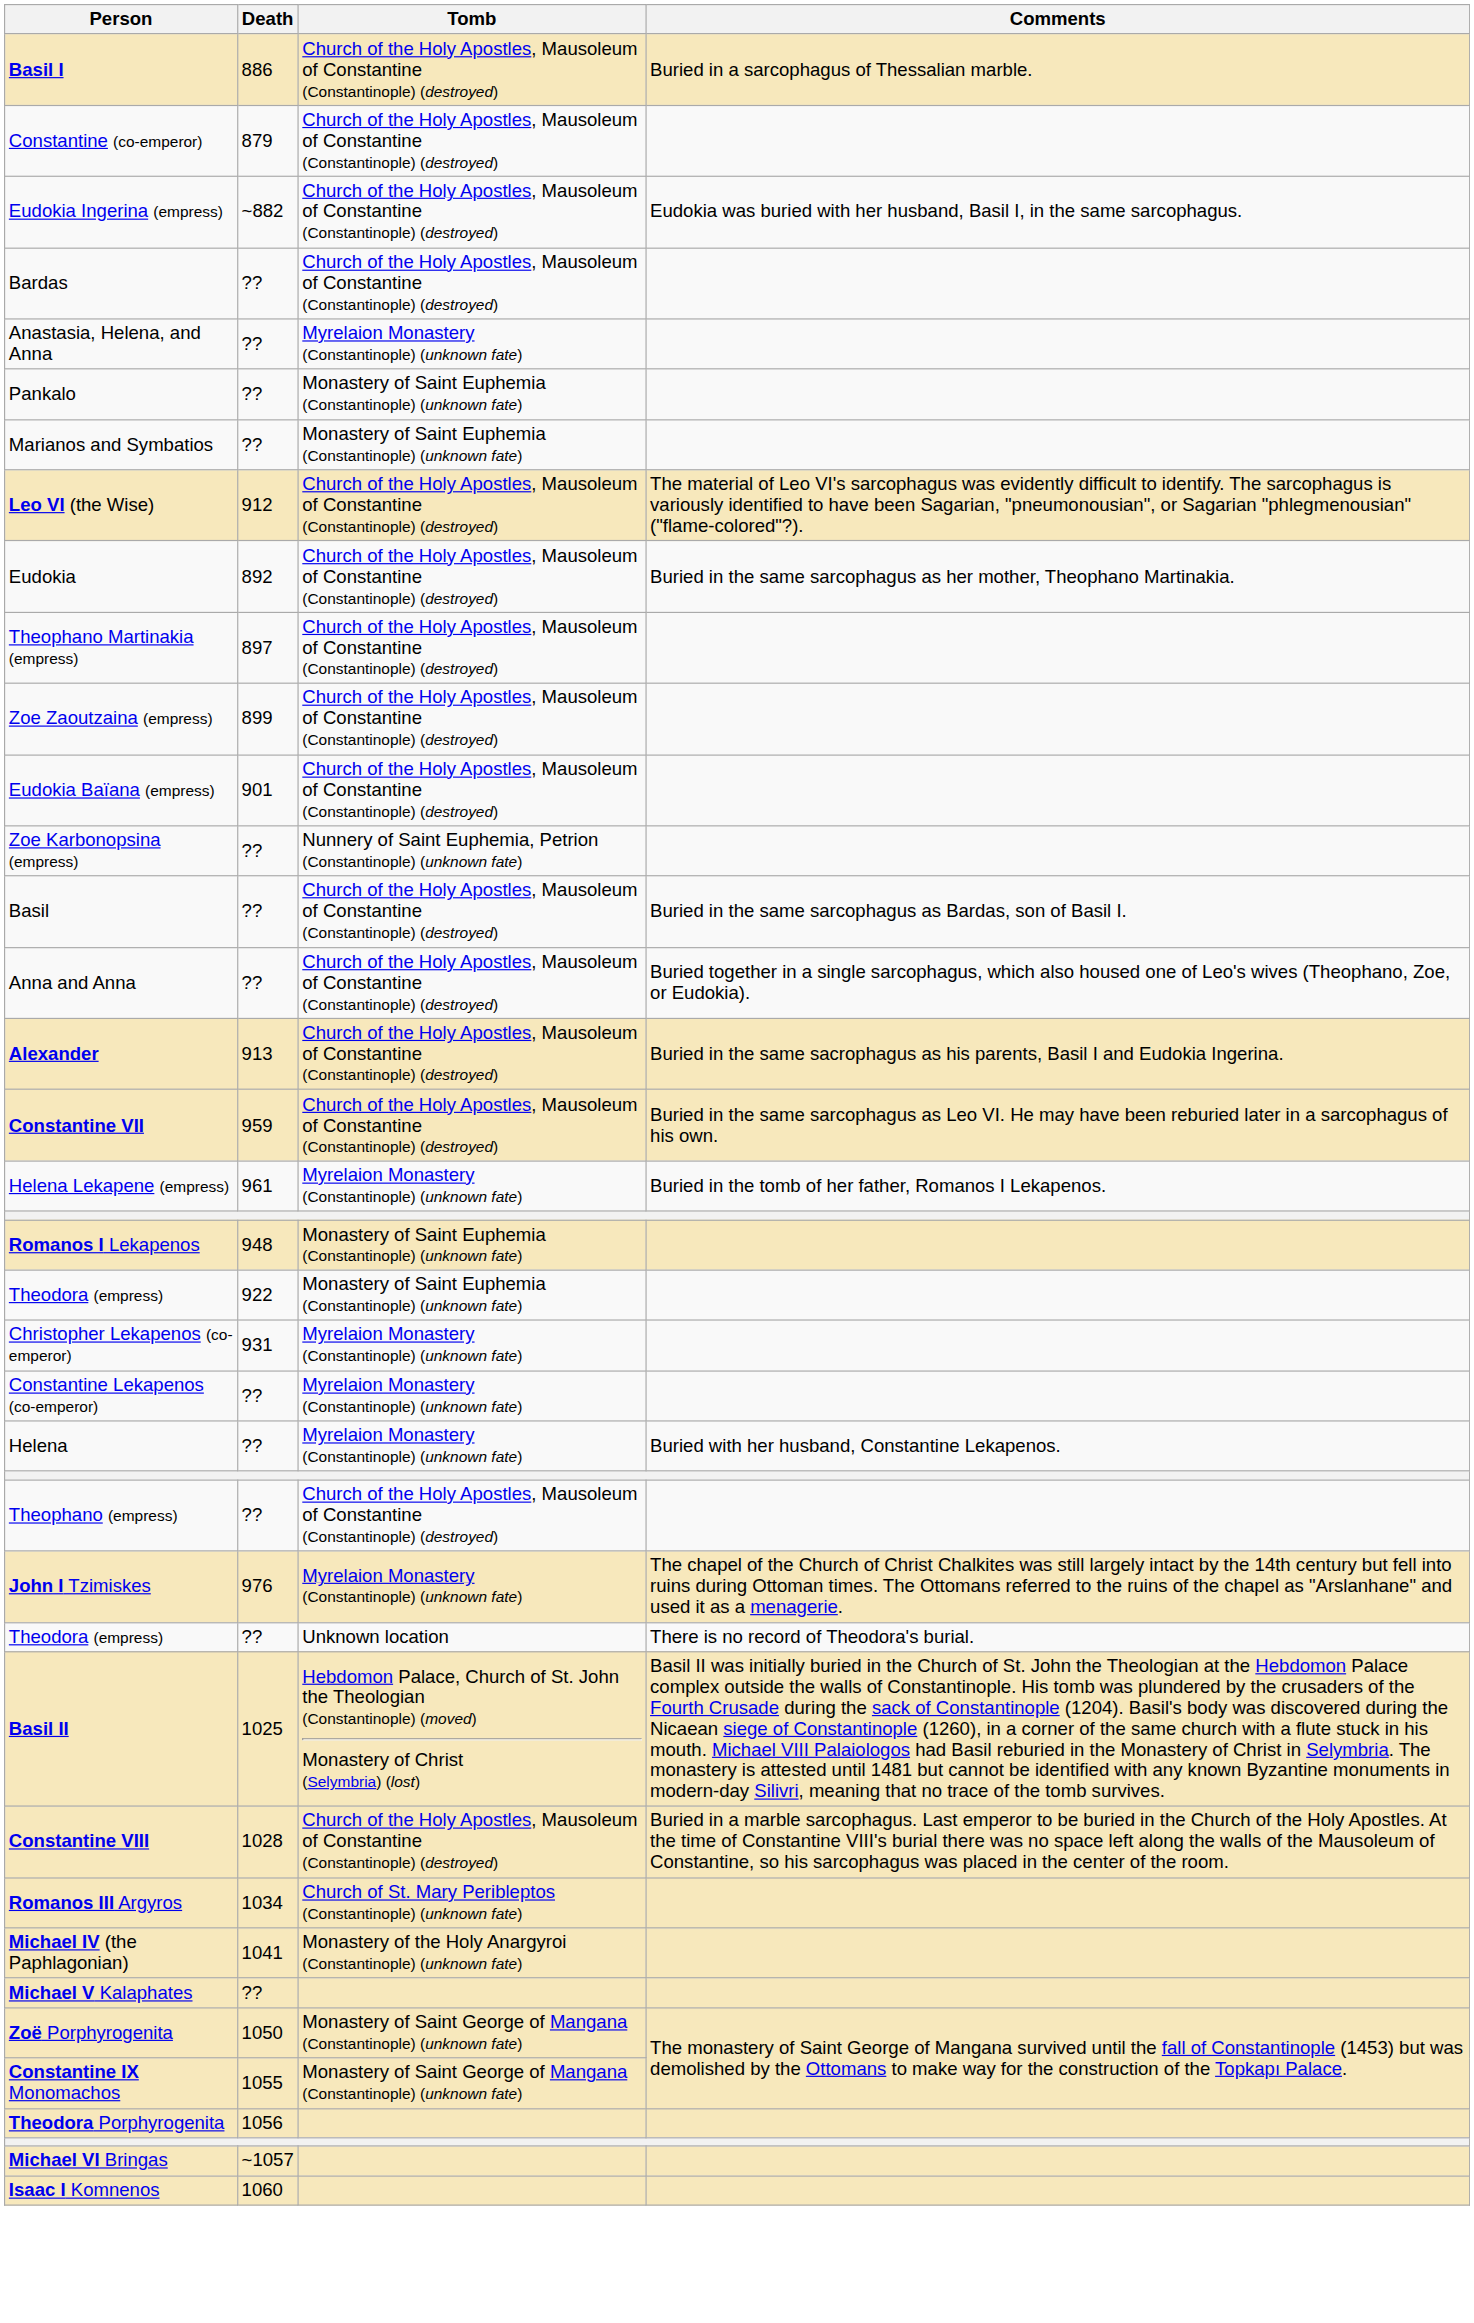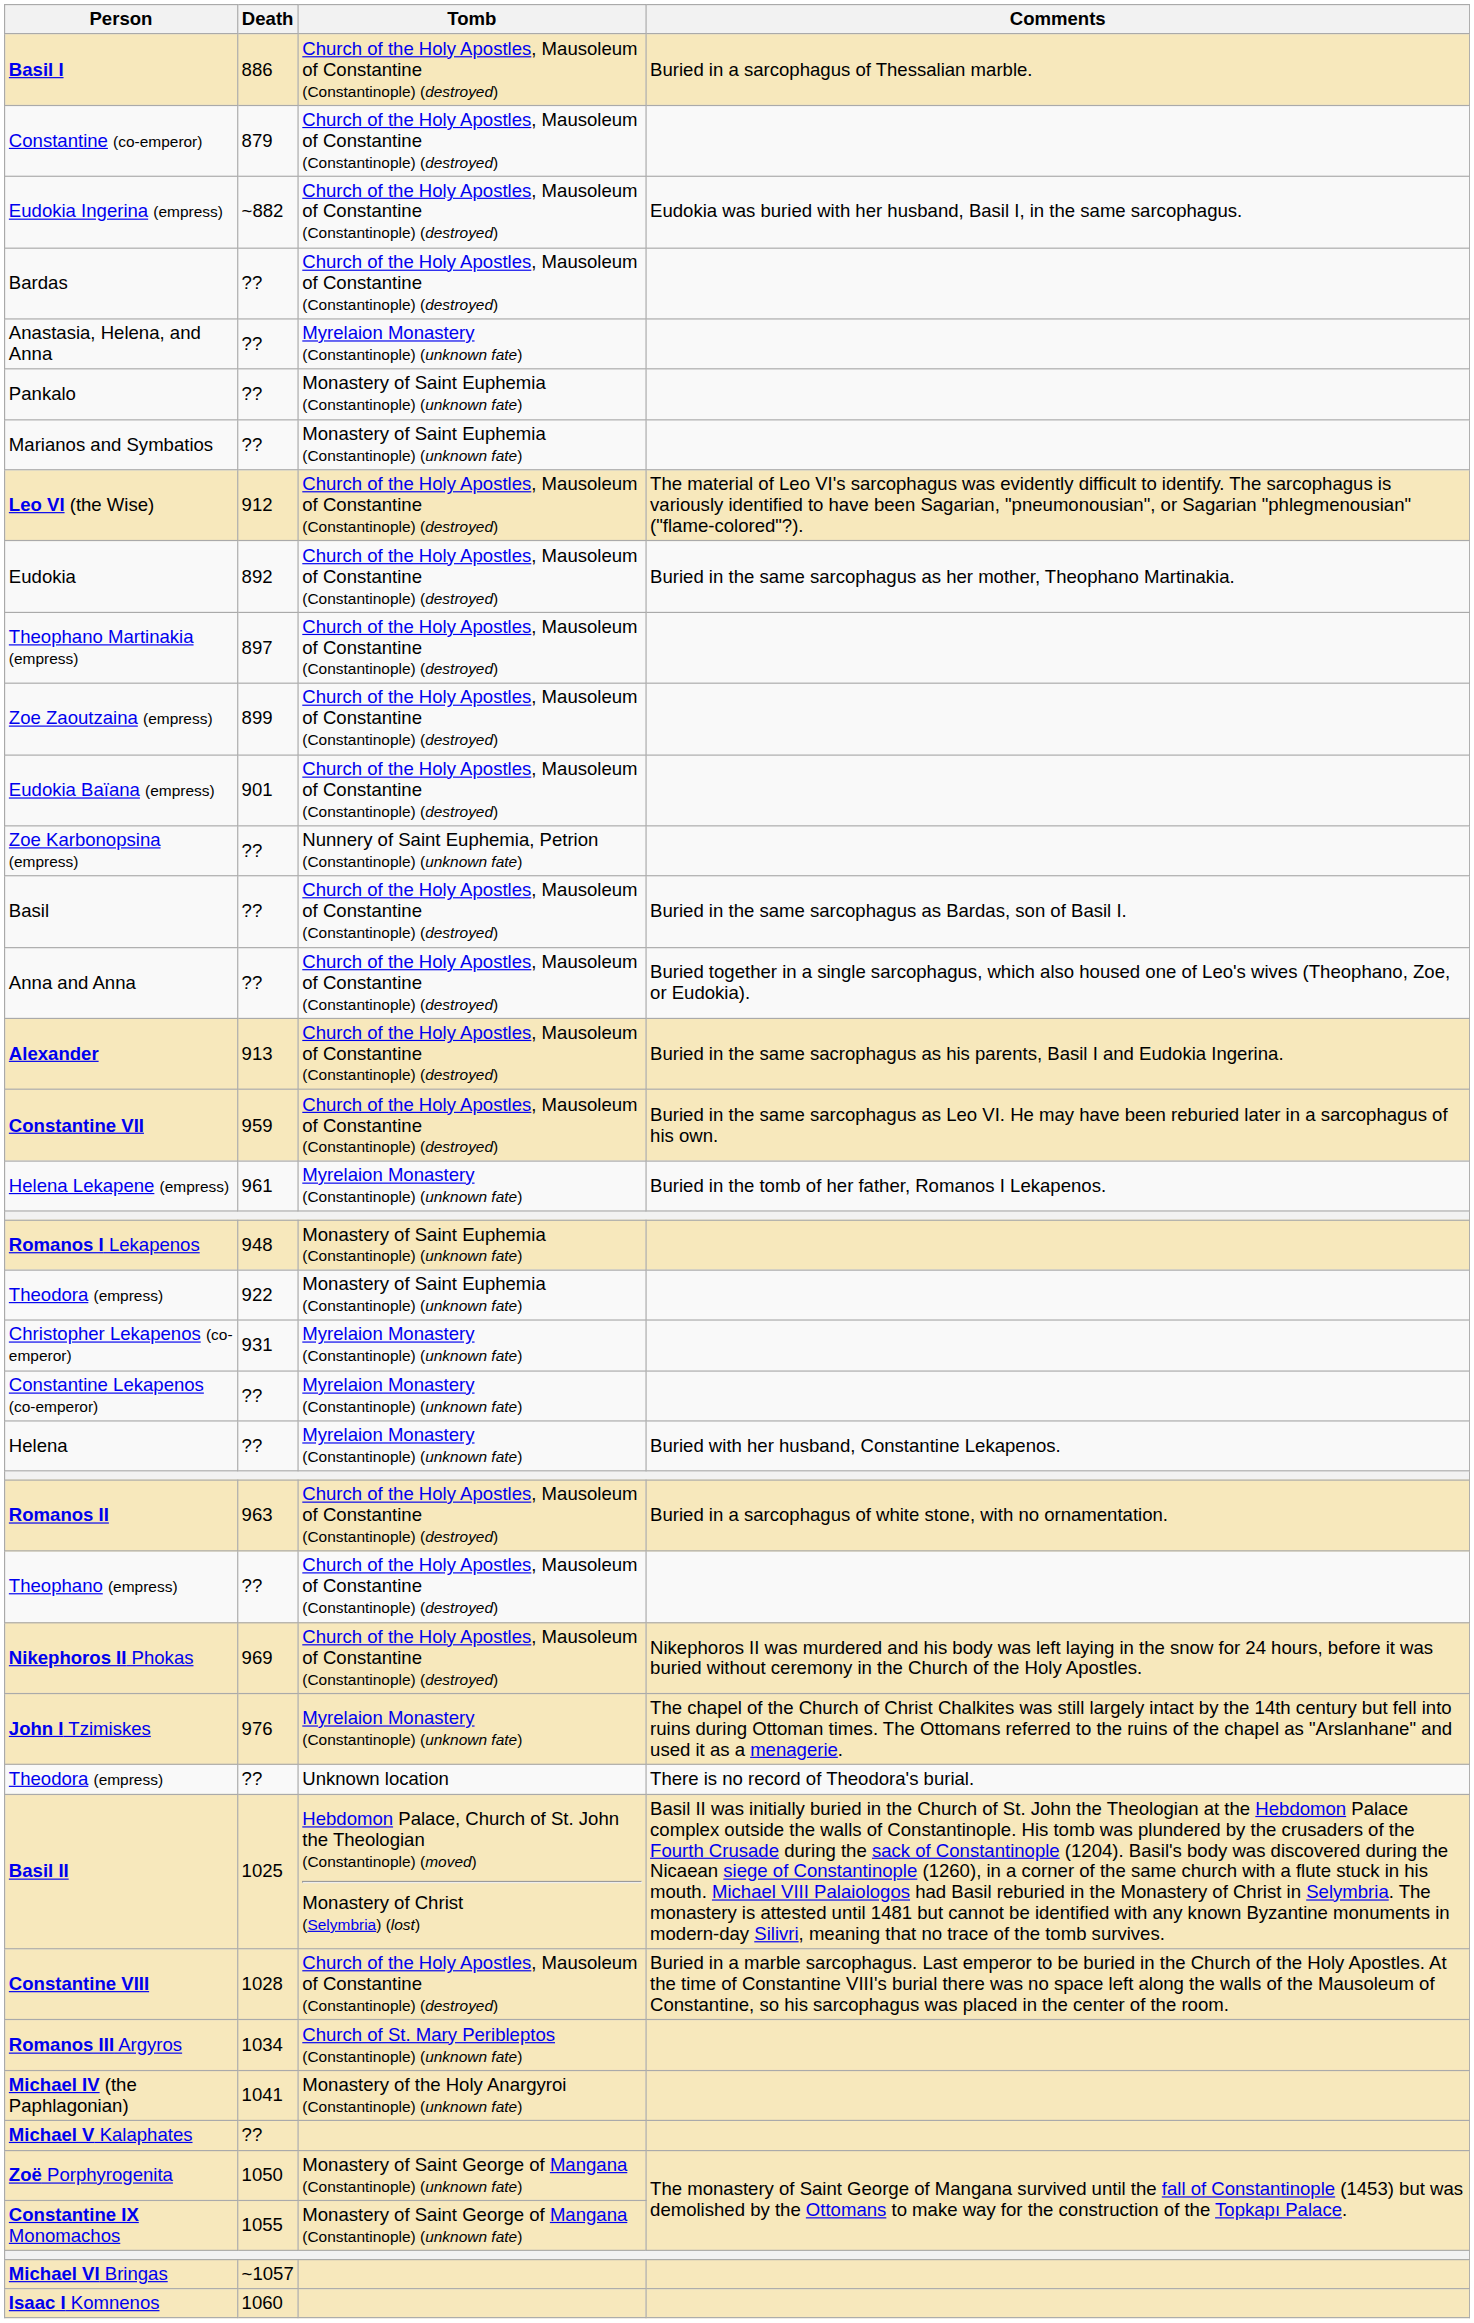+ row: (59, 1515)
+ row: (101, 1657)
- row: (117, 2122)
